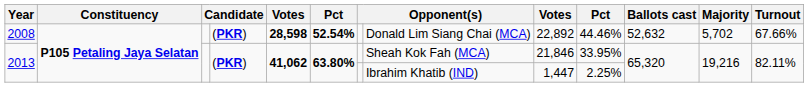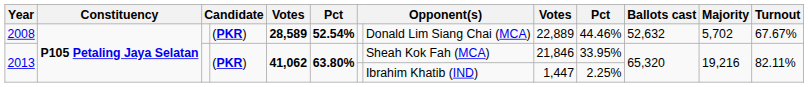(288, 34) 28,598 -> (288, 34) 28,589
(555, 34) 22,892 -> (555, 34) 22,889
(776, 34) 67.66% -> (776, 34) 67.67%
